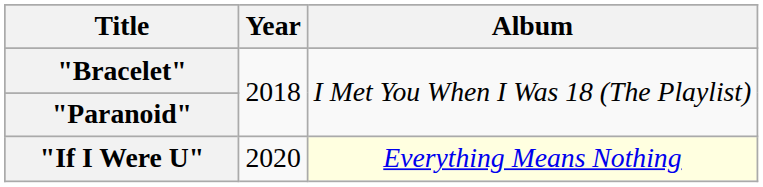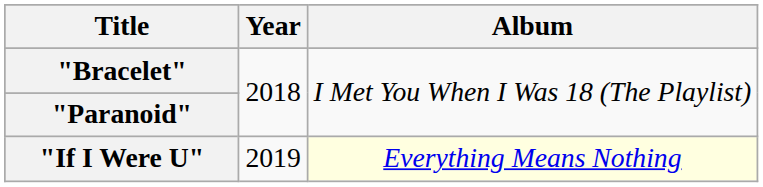(273, 158) 2020 -> (273, 158) 2019
